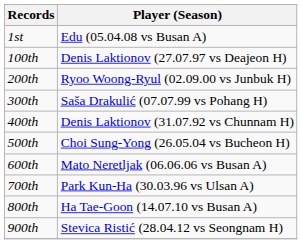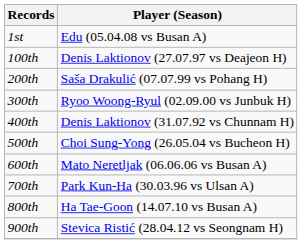(176, 79) Ryoo Woong-Ryul (02.09.00 vs Junbuk H) -> (164, 79) Saša Drakulić (07.07.99 vs Pohang H)
(164, 100) Saša Drakulić (07.07.99 vs Pohang H) -> (176, 100) Ryoo Woong-Ryul (02.09.00 vs Junbuk H)
